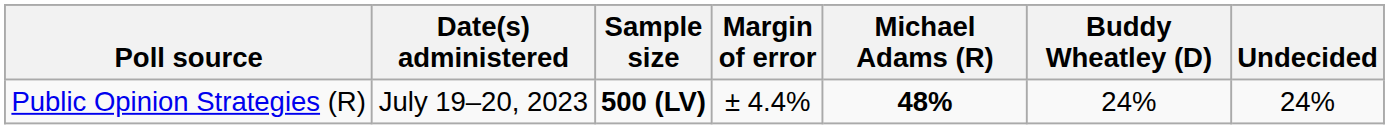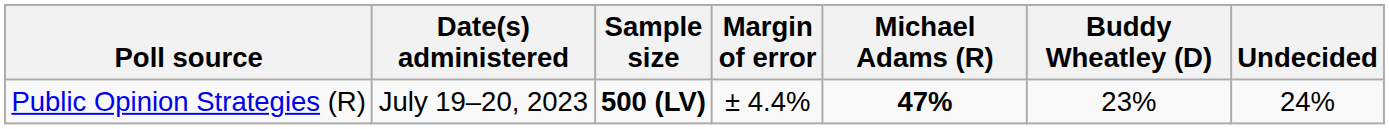(925, 101) 48% -> (925, 101) 47%
(1129, 101) 24% -> (1129, 101) 23%
